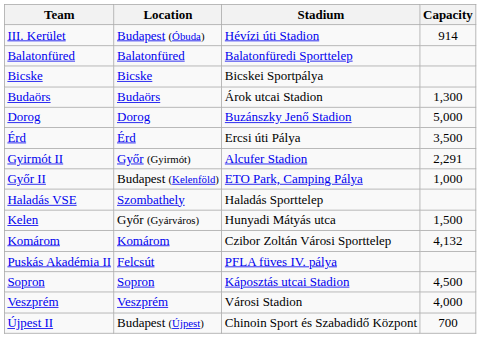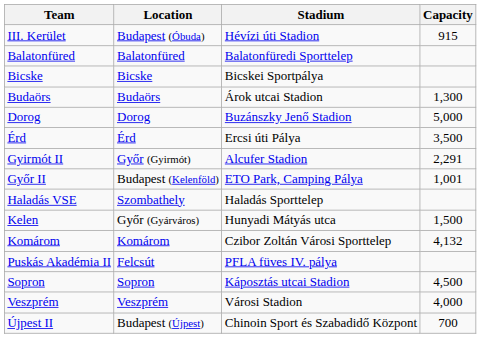(448, 35) 914 -> (448, 35) 915
(448, 179) 1,000 -> (448, 179) 1,001
